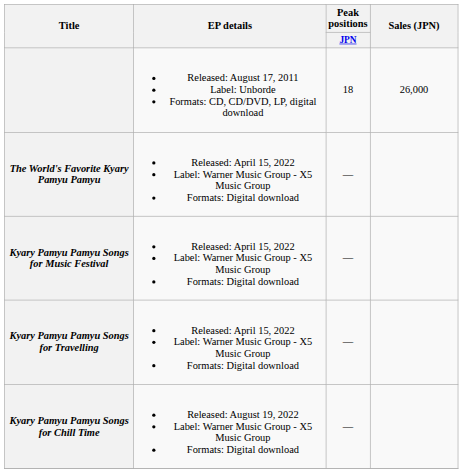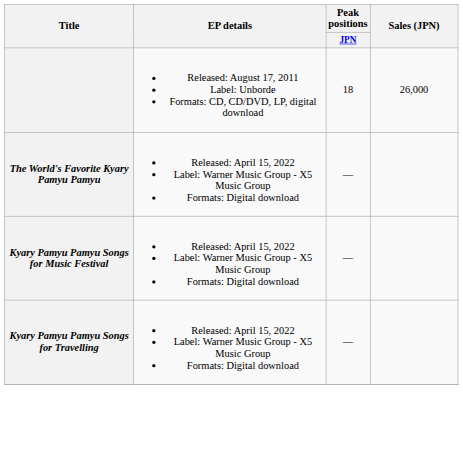- row: (69, 426)
